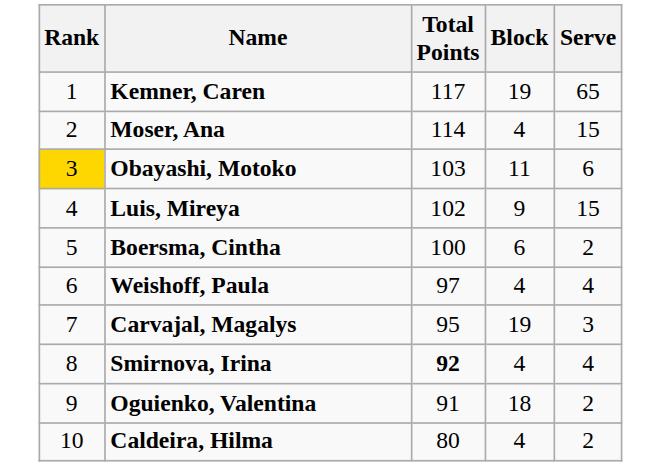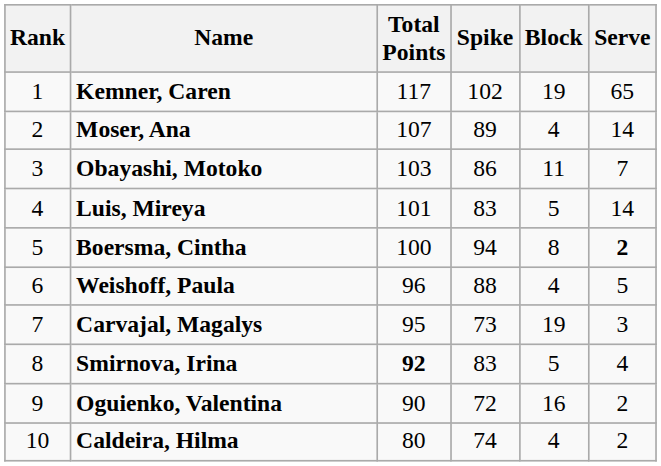+ column: (485, 37)
(448, 129) 114 -> (414, 129) 107
(588, 129) 15 -> (622, 129) 14
(72, 168) gold background -> (37, 168) no background
(588, 168) 6 -> (622, 168) 7
(448, 207) 102 -> (414, 207) 101
(519, 207) 9 -> (554, 207) 5
(588, 207) 15 -> (622, 207) 14
(519, 246) 6 -> (554, 246) 8
(588, 246) normal -> (622, 246) bold
(448, 285) 97 -> (414, 285) 96
(588, 285) 4 -> (622, 285) 5
(519, 363) 4 -> (554, 363) 5
(448, 402) 91 -> (414, 402) 90
(519, 402) 18 -> (554, 402) 16
